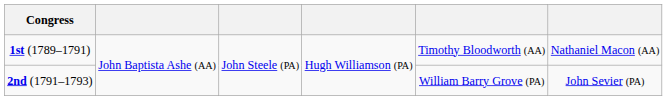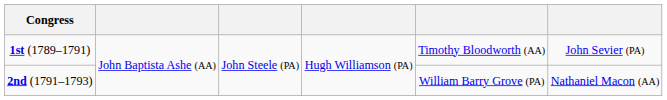(605, 50) Nathaniel Macon (AA) -> (605, 50) John Sevier (PA)
(605, 80) John Sevier (PA) -> (605, 80) Nathaniel Macon (AA)
